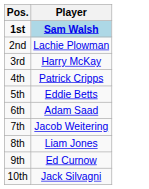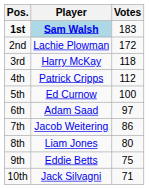+ column: (128, 13)
(71, 95) Eddie Betts -> (71, 95) Ed Curnow
(71, 160) Ed Curnow -> (71, 160) Eddie Betts
